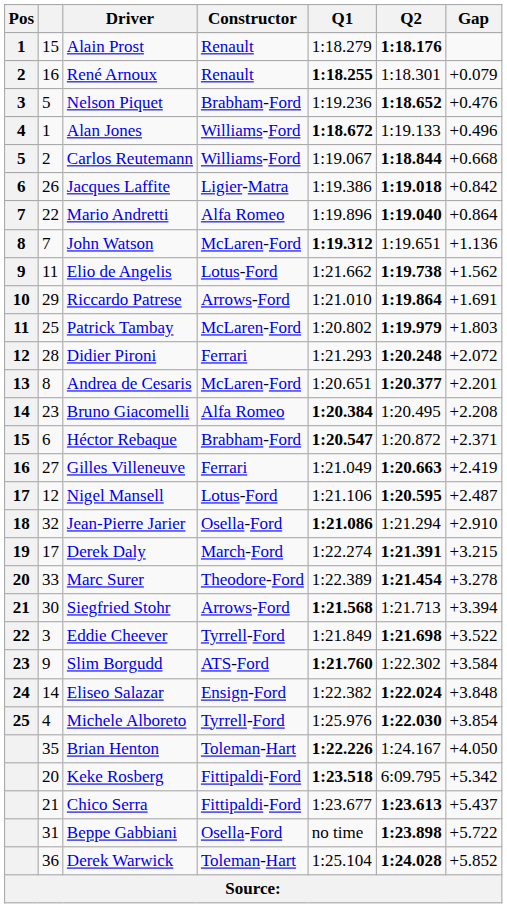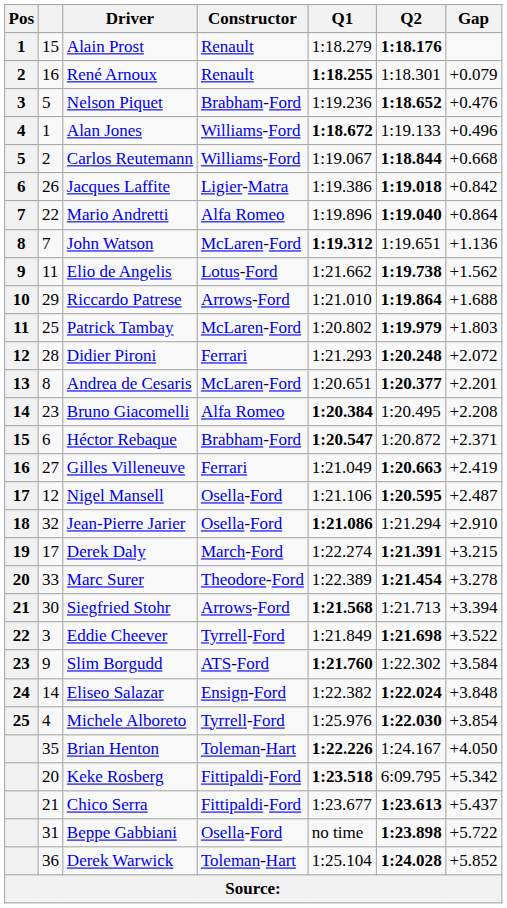(473, 299) +1.691 -> (473, 299) +1.688
(239, 495) Lotus-Ford -> (242, 495) Osella-Ford
